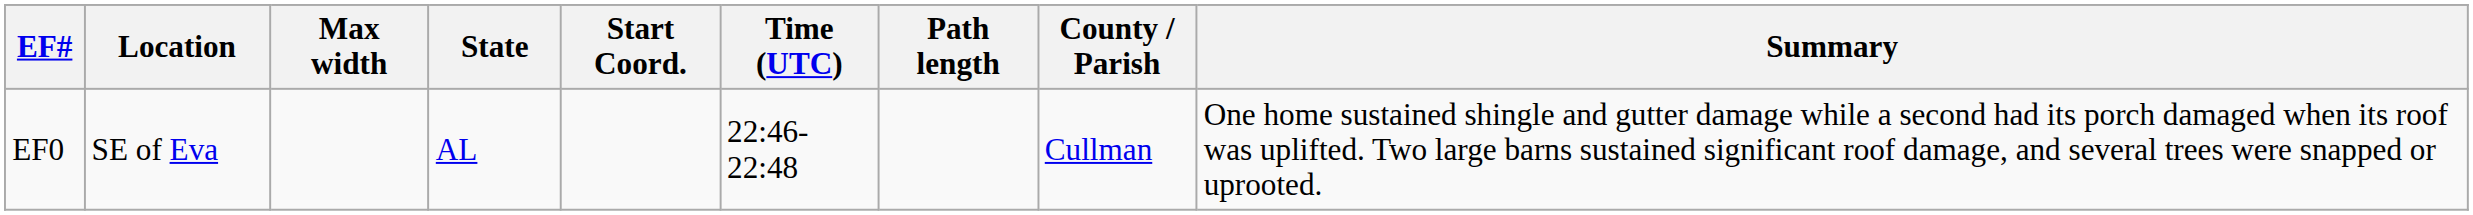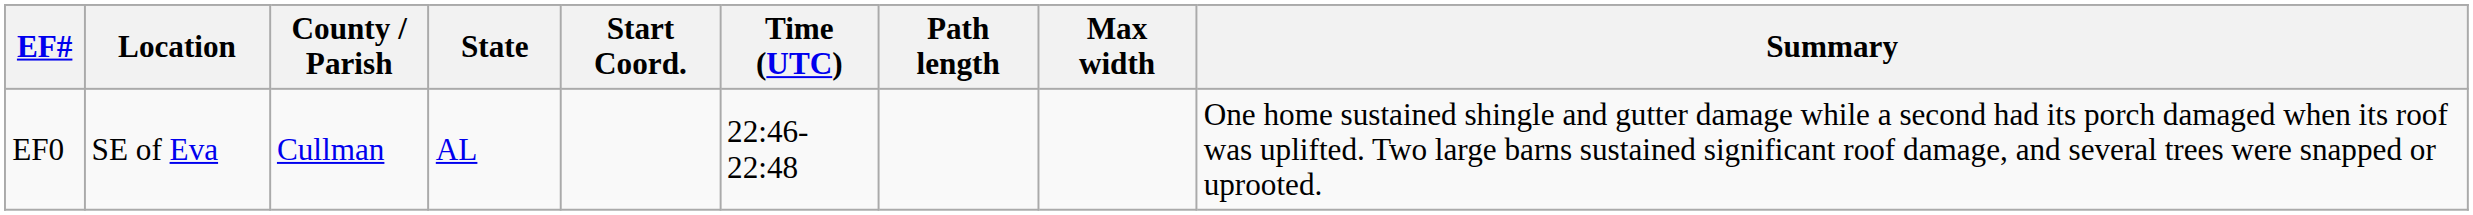columns swapped: (1117, 46) <-> (349, 46)
